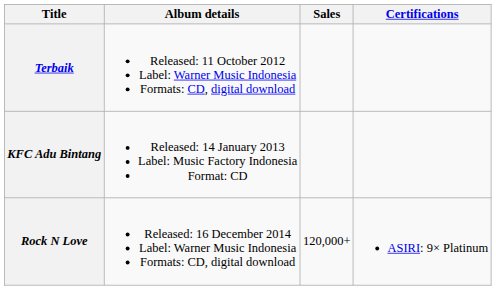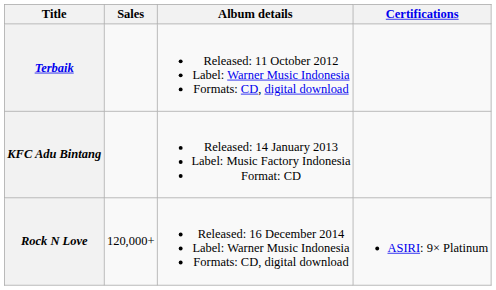columns swapped: (202, 14) <-> (327, 14)
